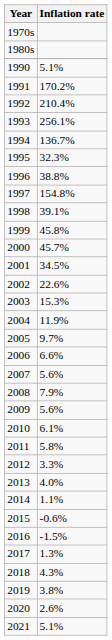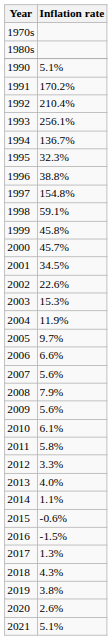(54, 212) 39.1% -> (54, 212) 59.1%
